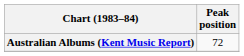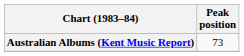(218, 42) 72 -> (218, 42) 73
